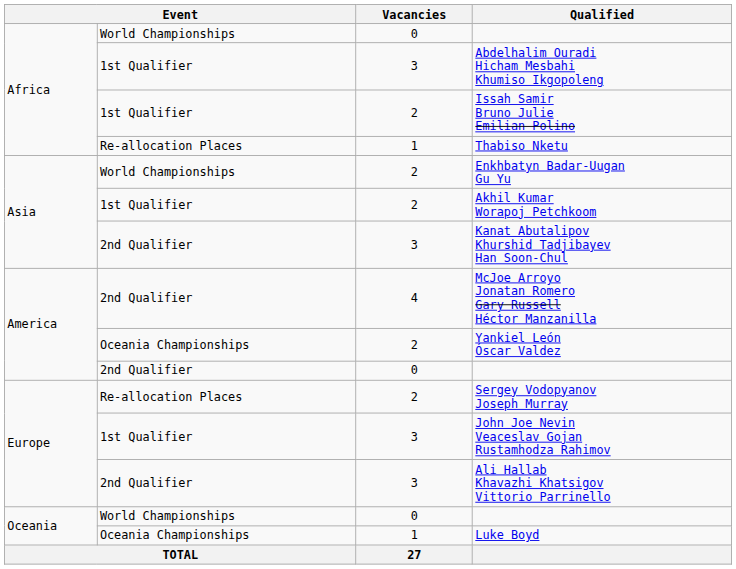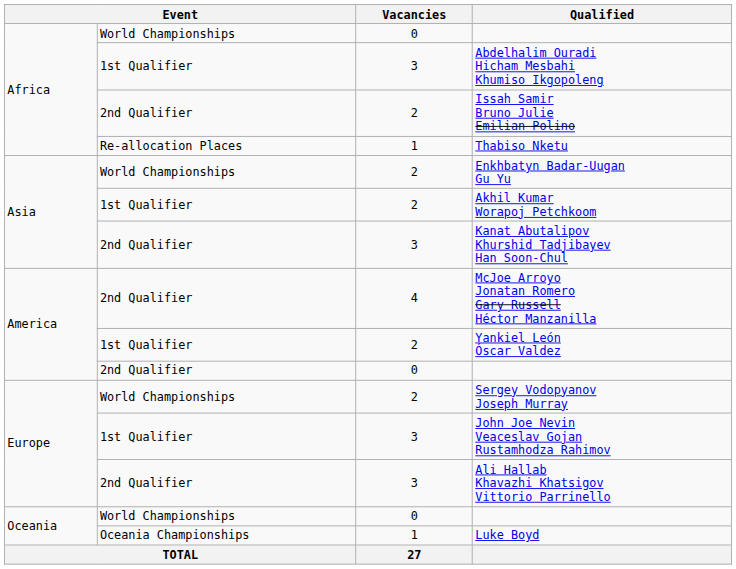(146, 113) 1st Qualifier -> (146, 113) 2nd Qualifier
(175, 345) Oceania Championships -> (146, 345) 1st Qualifier
(171, 397) Re-allocation Places -> (168, 397) World Championships
